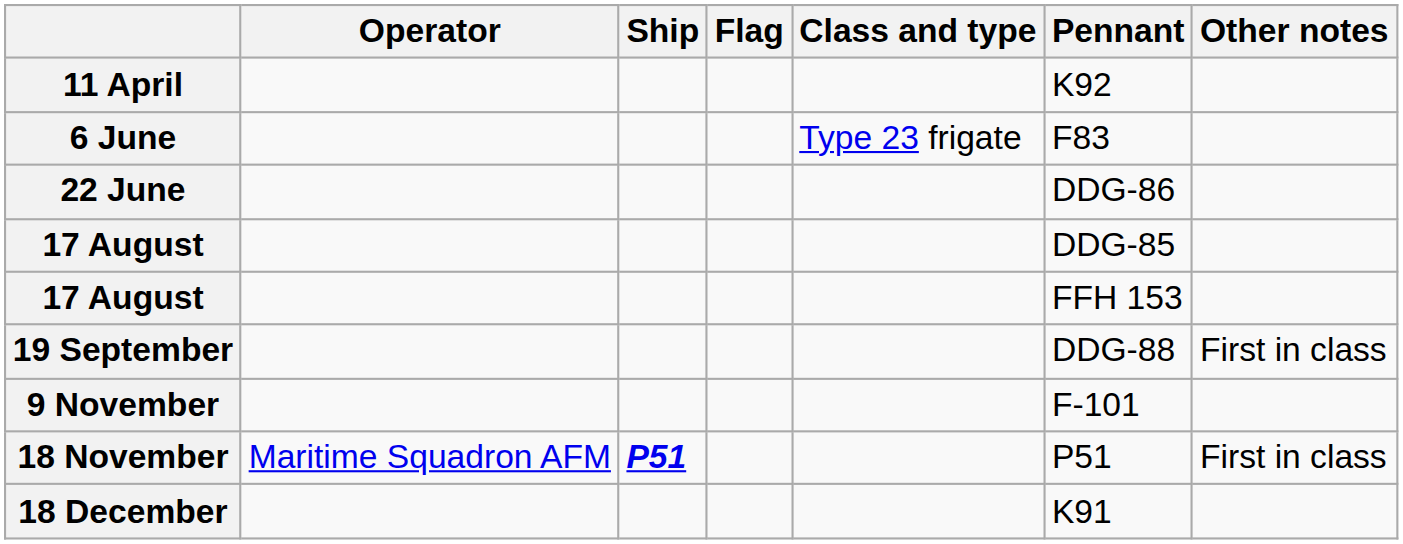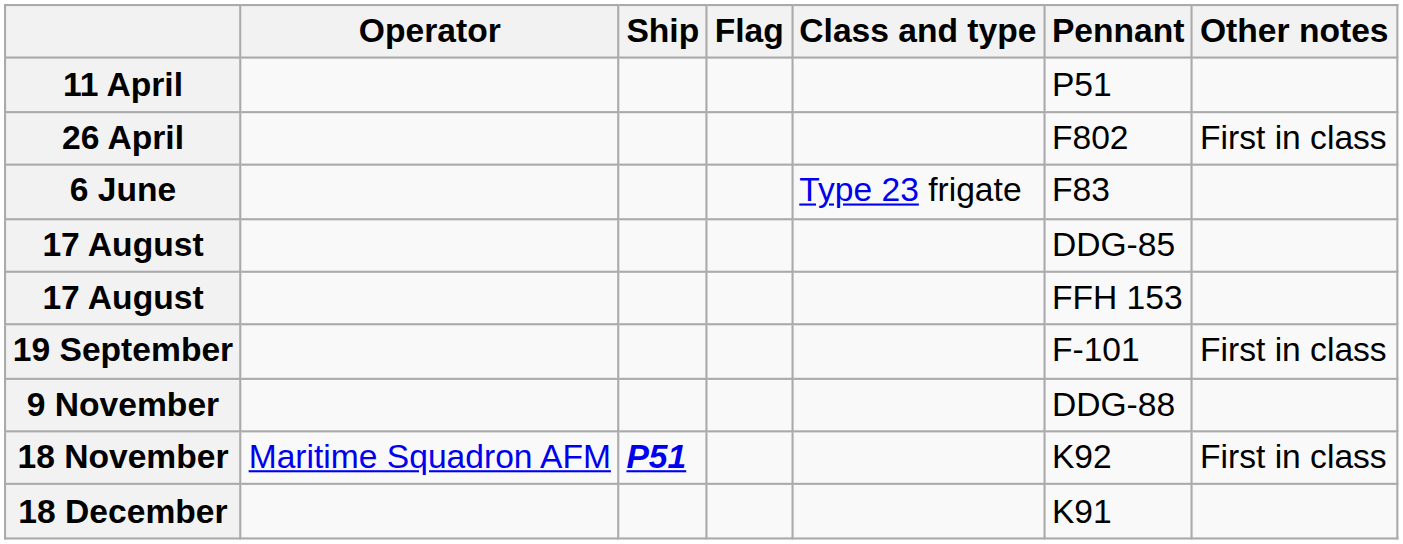(1082, 84) K92 -> (1082, 84) P51
+ row: (123, 137)
- row: (123, 191)
(1114, 350) DDG-88 -> (1096, 350) F-101
(1096, 404) F-101 -> (1114, 404) DDG-88
(1082, 457) P51 -> (1082, 457) K92
